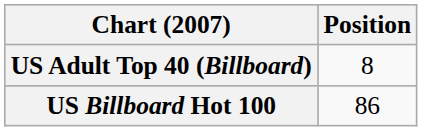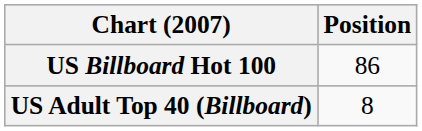rows swapped: (161, 105) <-> (161, 65)
